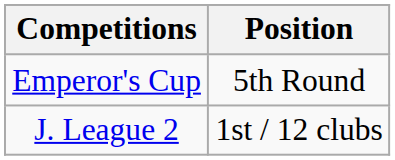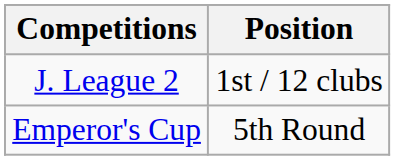rows swapped: (107, 129) <-> (107, 79)
